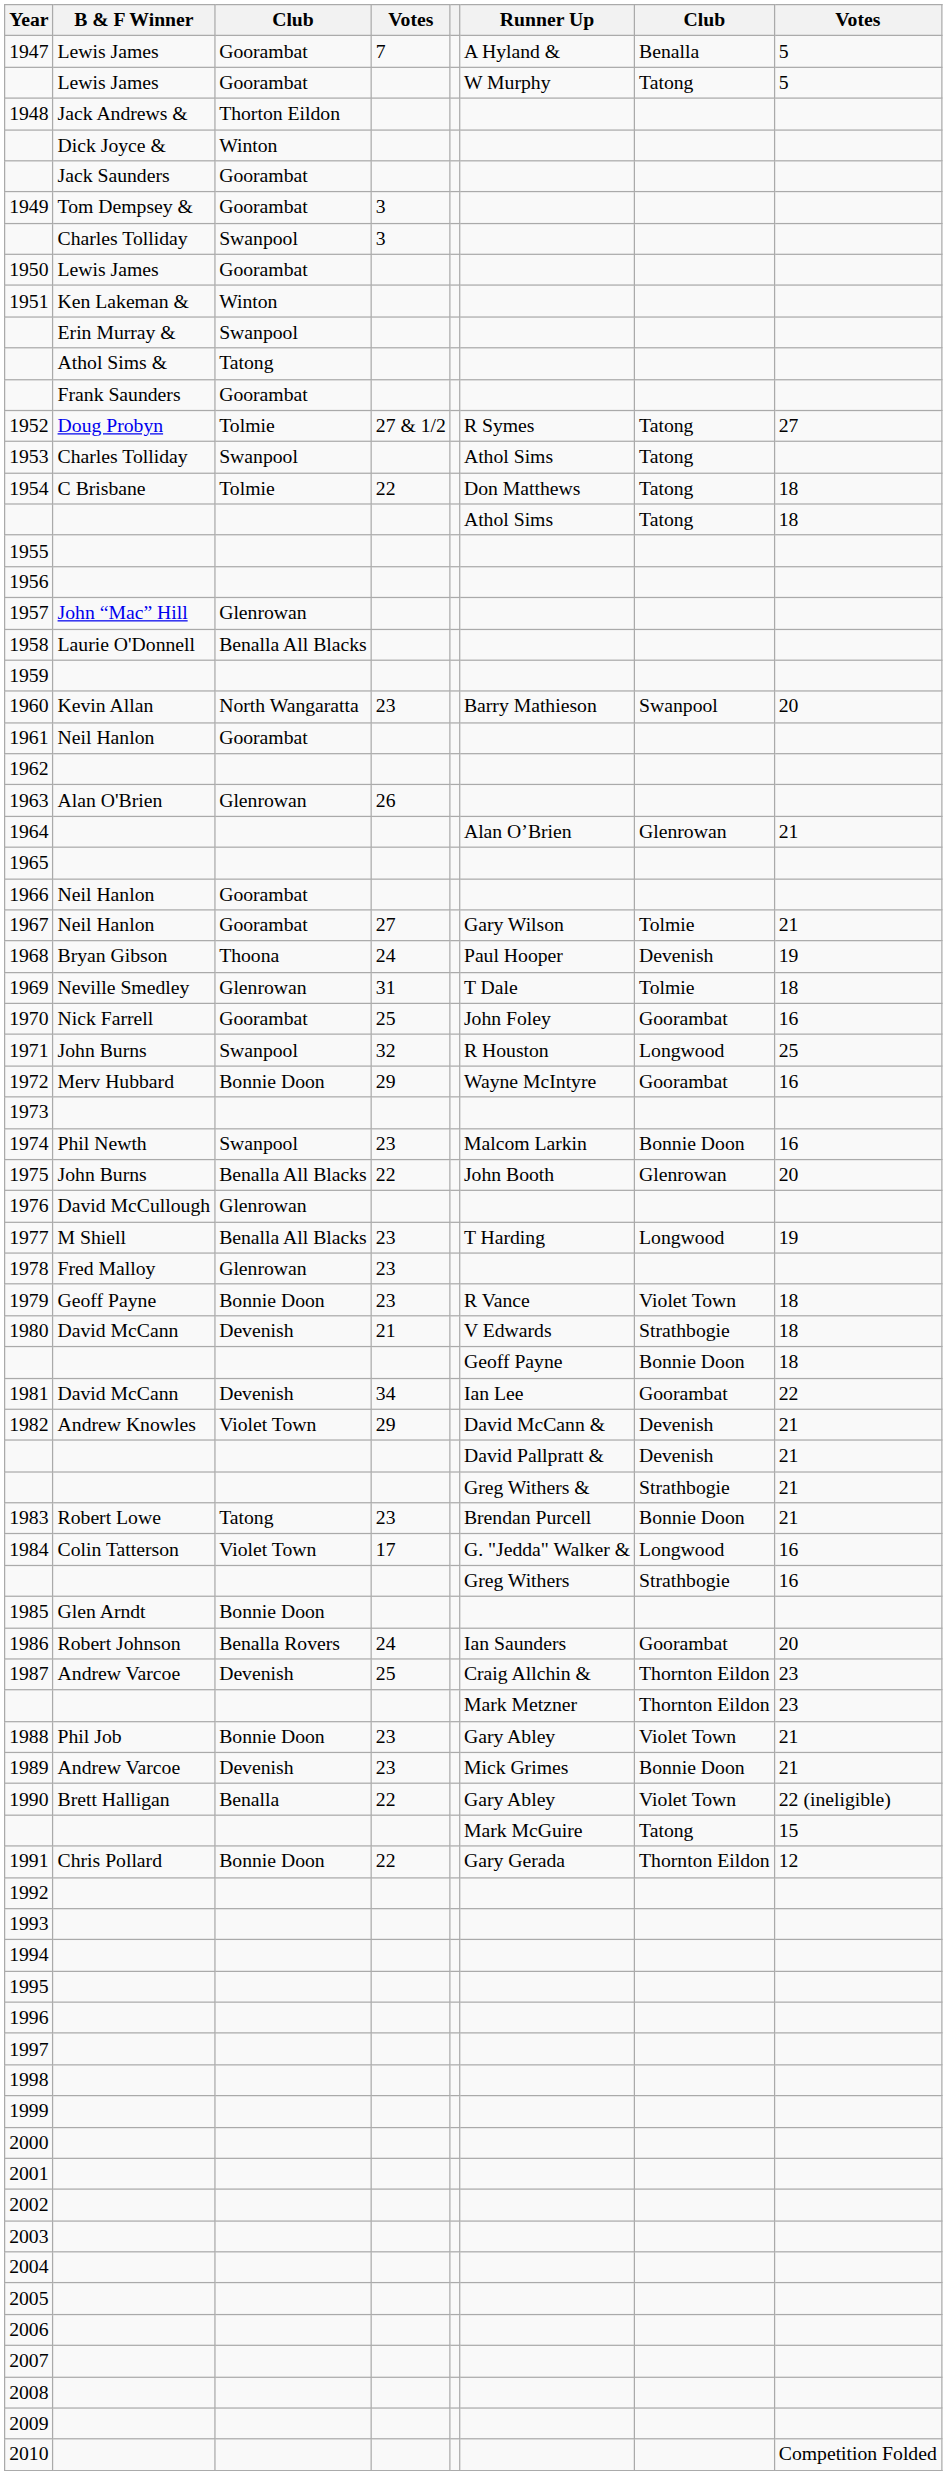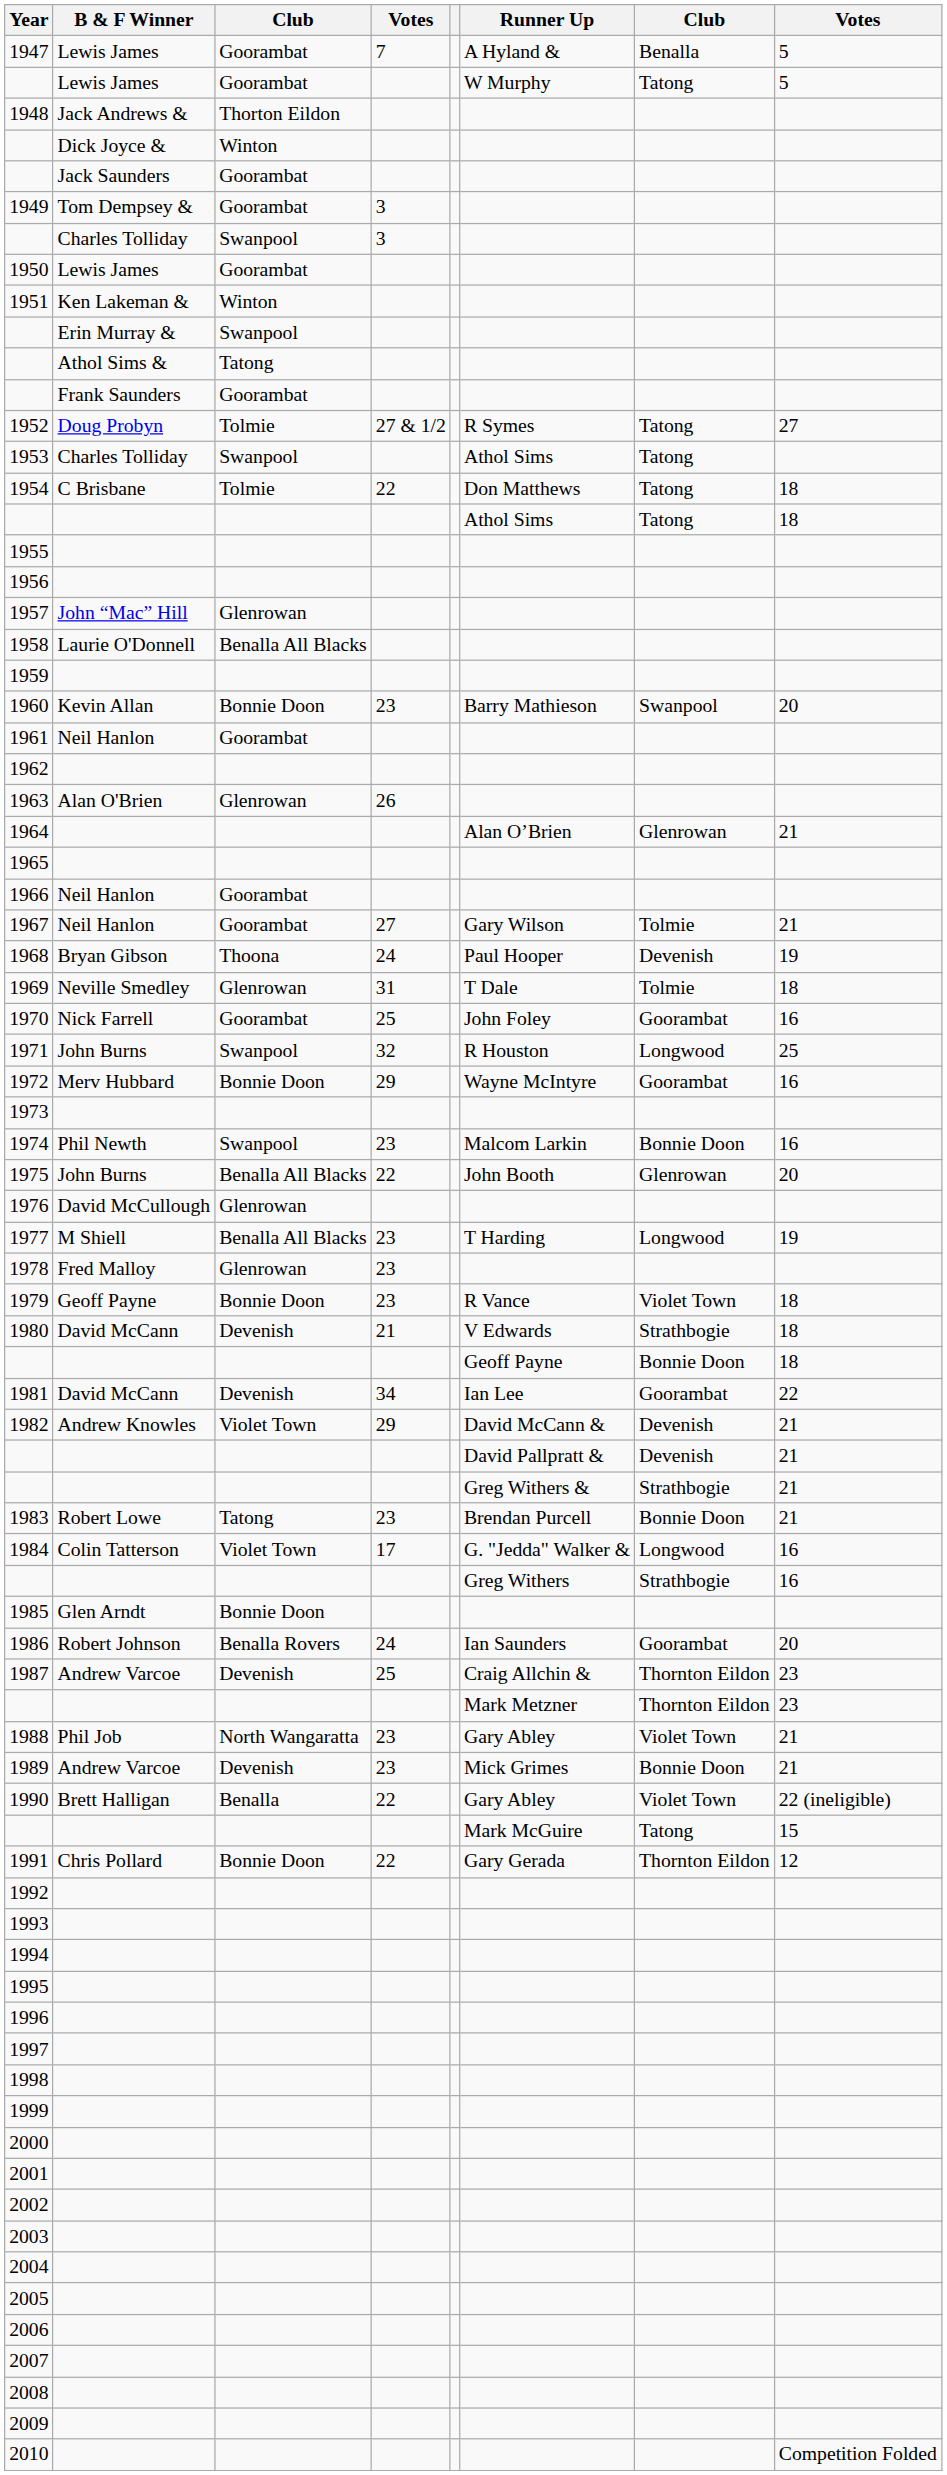(289, 706) North Wangaratta -> (272, 706) Bonnie Doon
(272, 1736) Bonnie Doon -> (289, 1736) North Wangaratta
